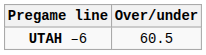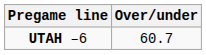(156, 39) 60.5 -> (156, 39) 60.7
